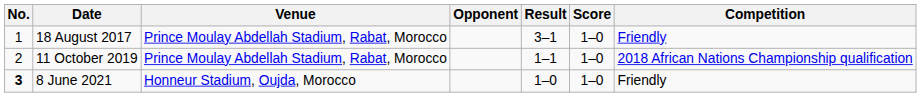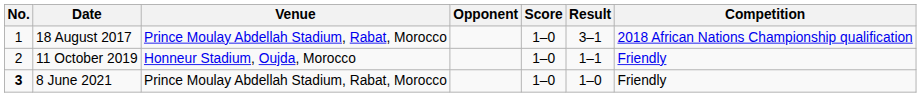columns swapped: (592, 15) <-> (546, 15)
(642, 37) Friendly -> (765, 37) 2018 African Nations Championship qualification
(295, 59) Prince Moulay Abdellah Stadium, Rabat, Morocco -> (250, 59) Honneur Stadium, Oujda, Morocco
(765, 59) 2018 African Nations Championship qualification -> (642, 59) Friendly
(250, 80) Honneur Stadium, Oujda, Morocco -> (295, 80) Prince Moulay Abdellah Stadium, Rabat, Morocco
